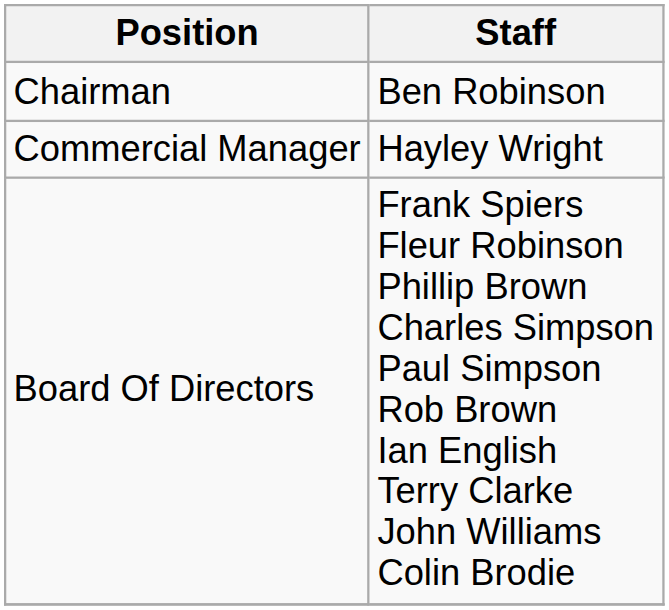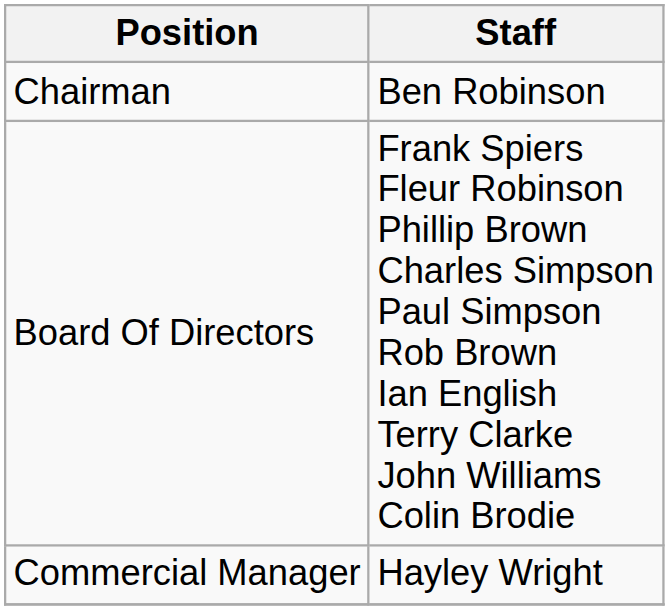rows swapped: (164, 389) <-> (187, 148)
